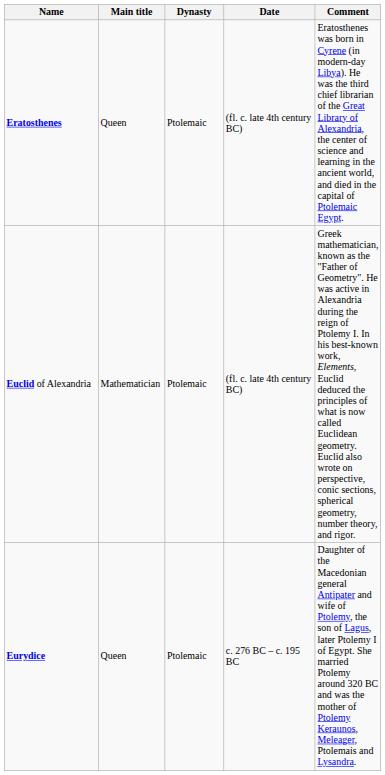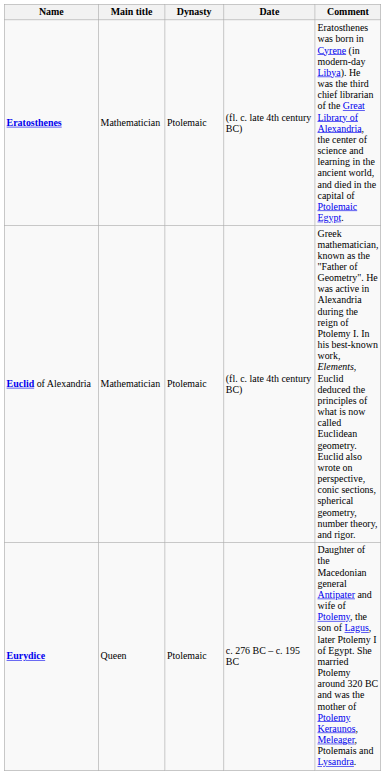(114, 122) Queen -> (130, 122) Mathematician
